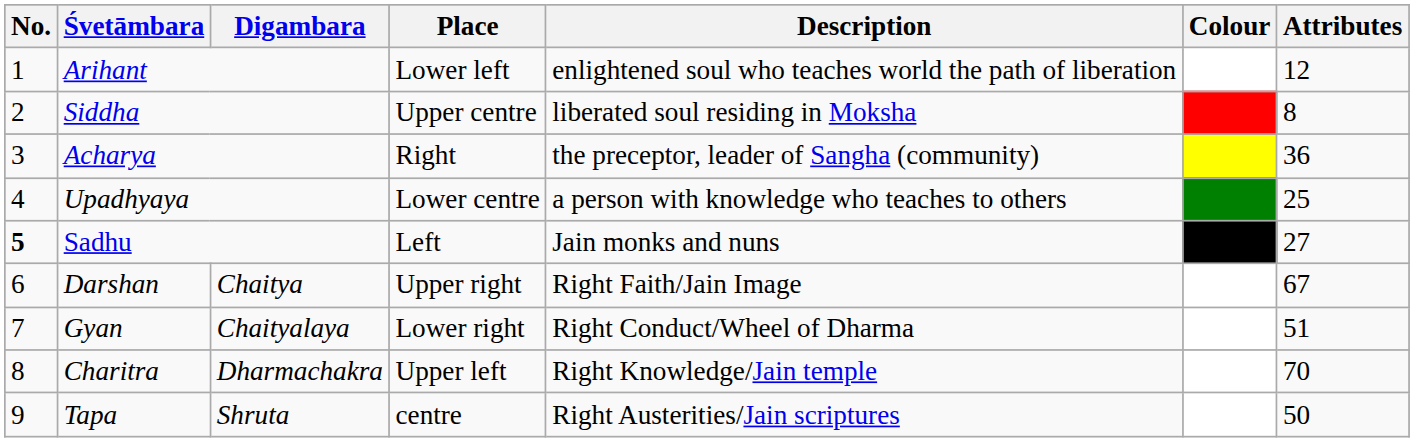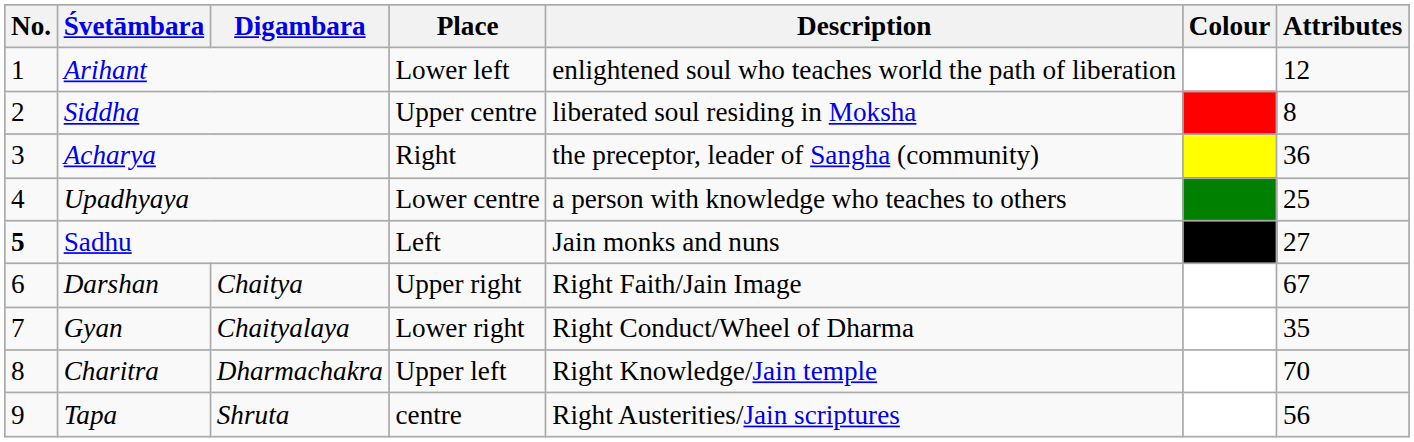(1296, 328) 51 -> (1296, 328) 35
(1296, 414) 50 -> (1296, 414) 56
